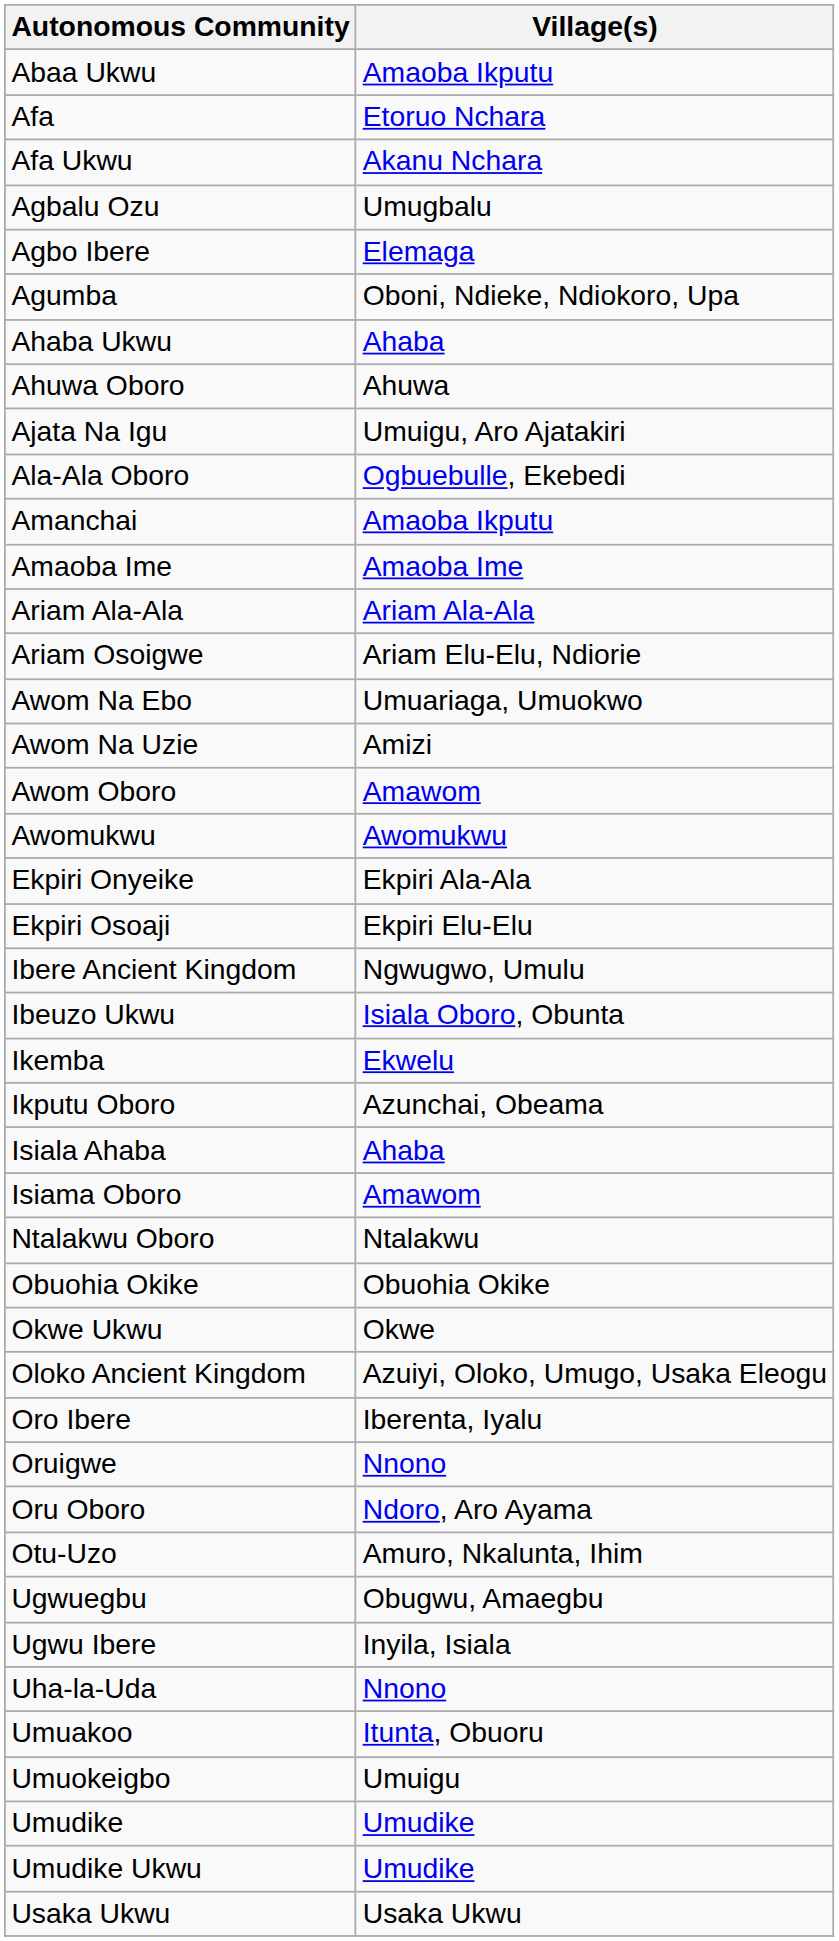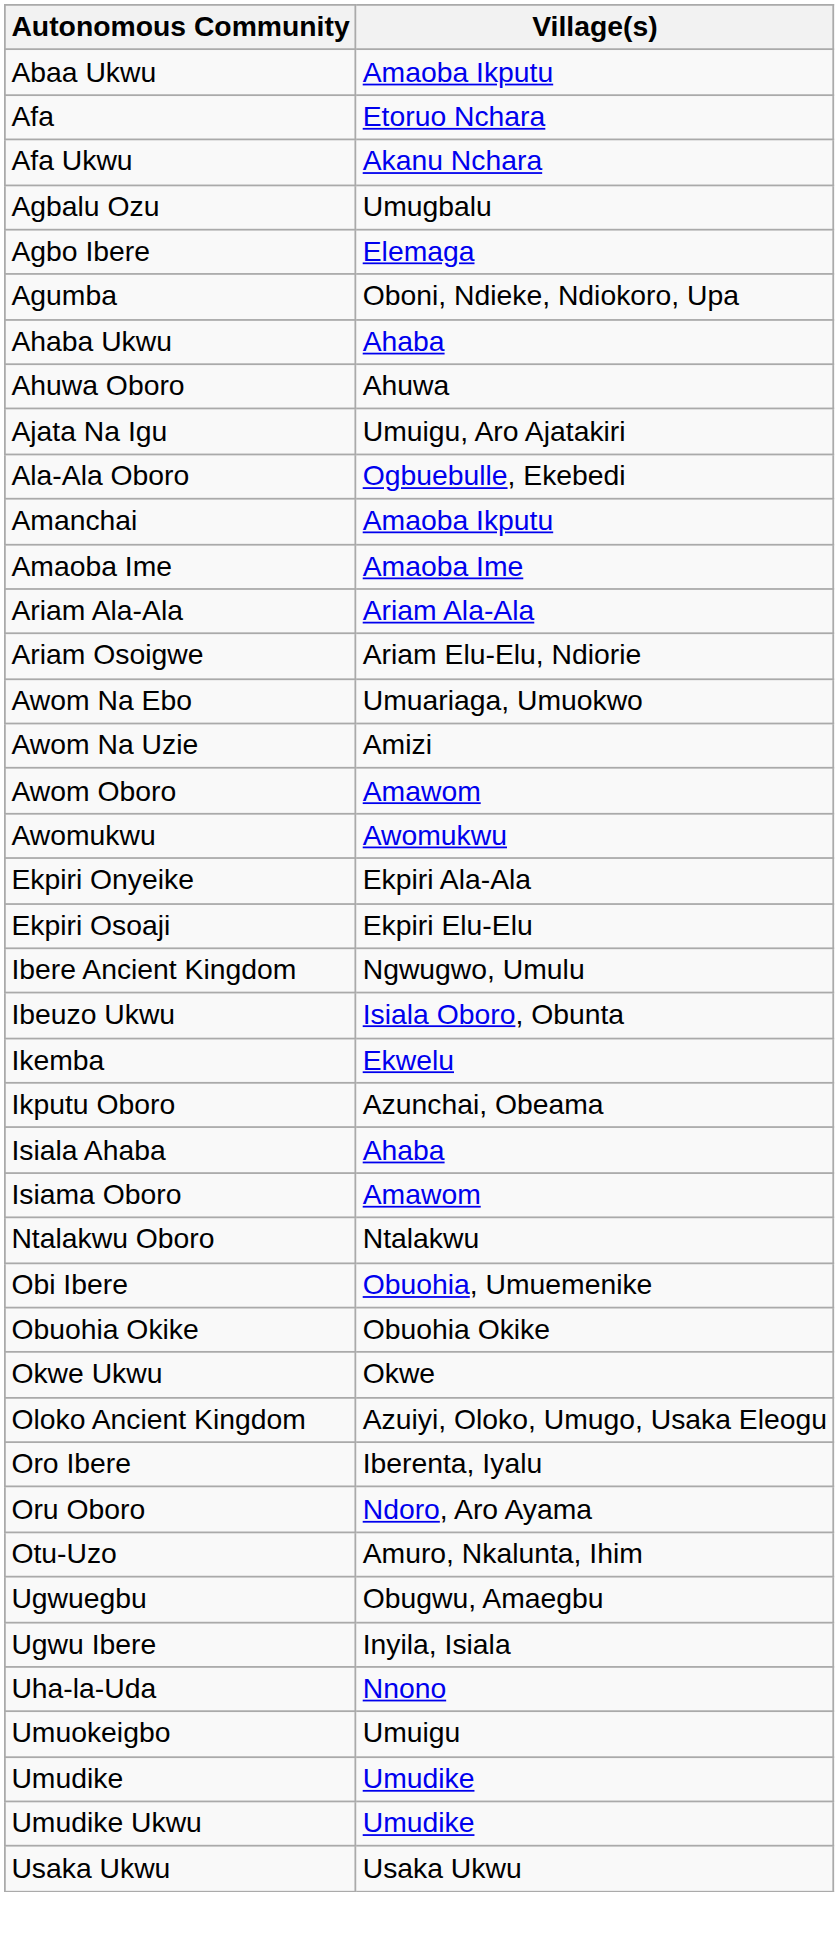+ row: (70, 1284)
- row: (64, 1464)
- row: (72, 1733)
